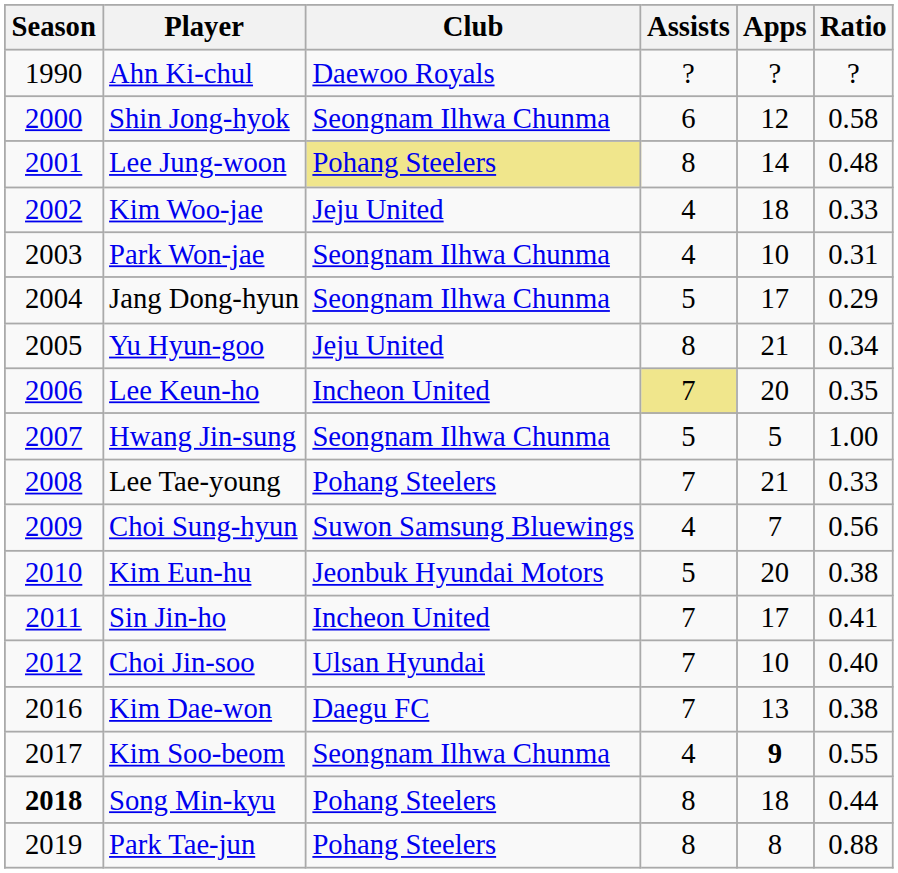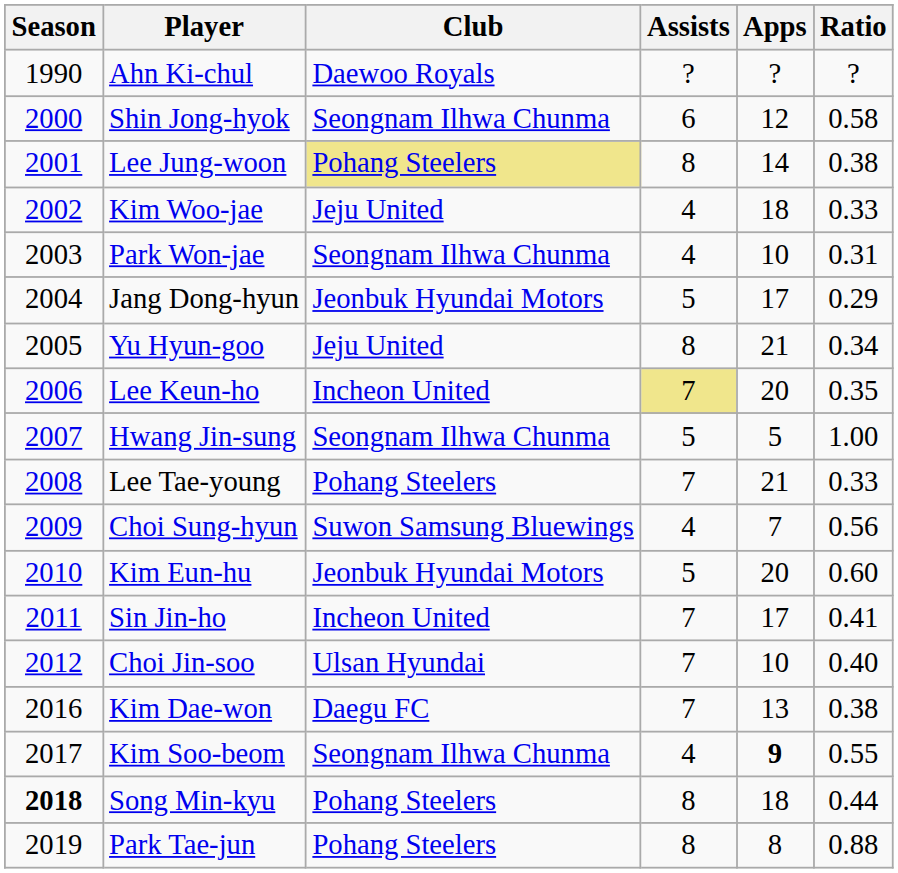(853, 163) 0.48 -> (853, 163) 0.38
(461, 299) Seongnam Ilhwa Chunma -> (458, 299) Jeonbuk Hyundai Motors
(853, 572) 0.38 -> (853, 572) 0.60
